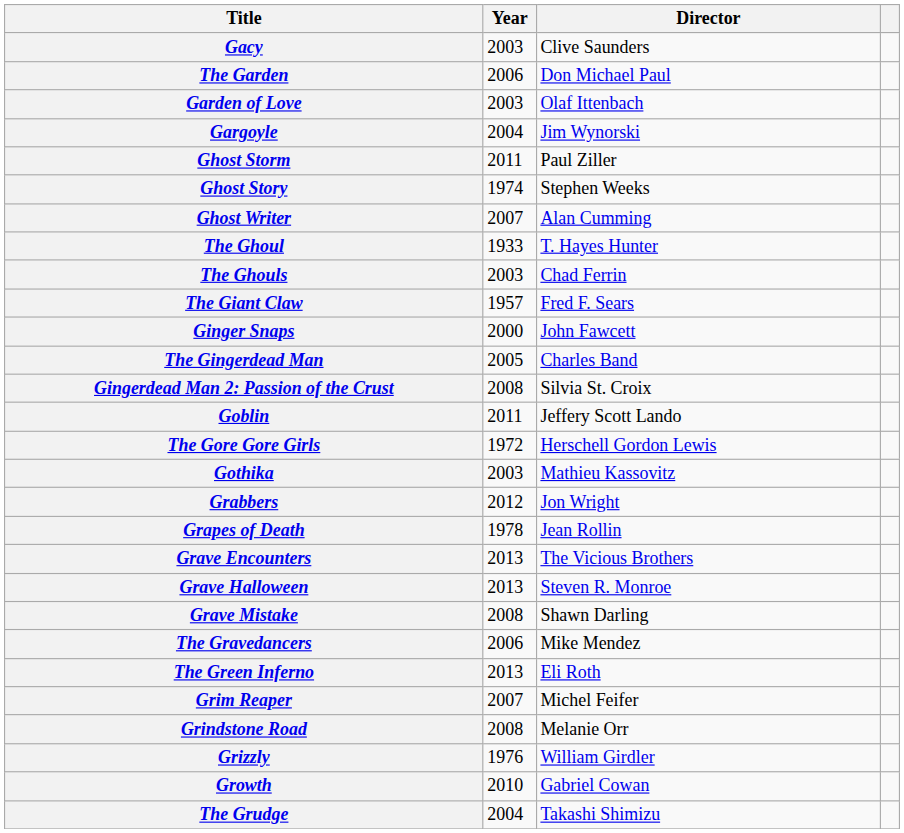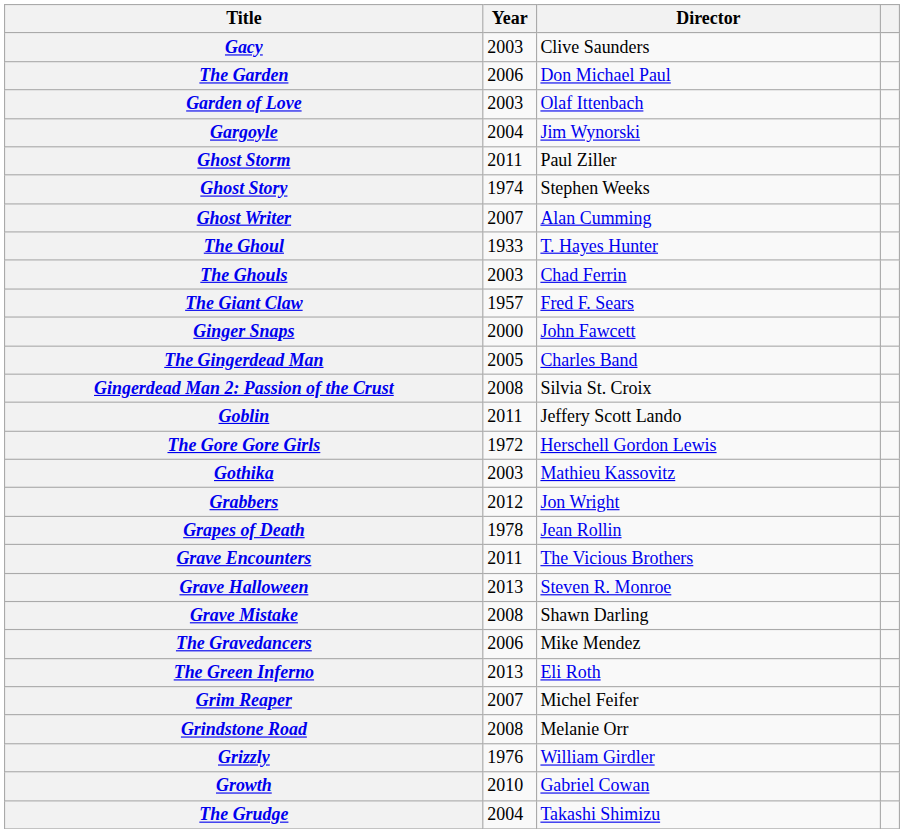(505, 558) 2013 -> (505, 558) 2011
